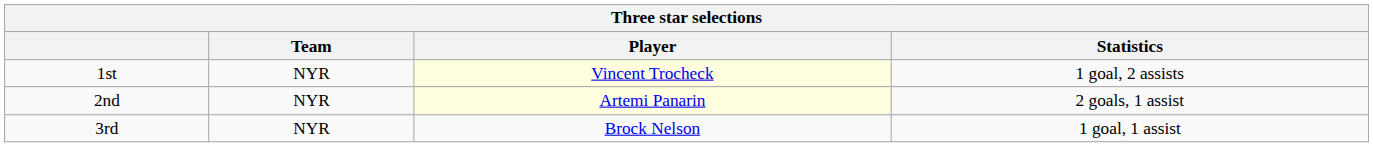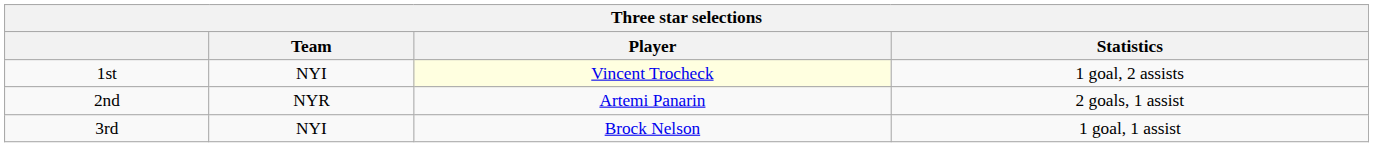(311, 73) NYR -> (311, 73) NYI
(652, 100) lightyellow background -> (652, 100) no background
(311, 127) NYR -> (311, 127) NYI
